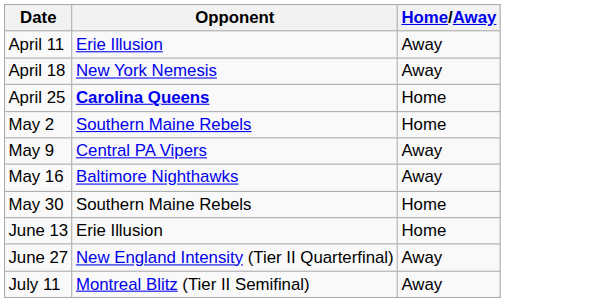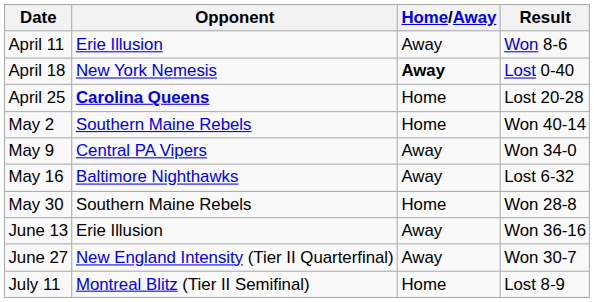+ column: (545, 17)
(422, 71) normal -> (423, 71) bold
(424, 230) Home -> (422, 230) Away
(422, 284) Away -> (424, 284) Home
